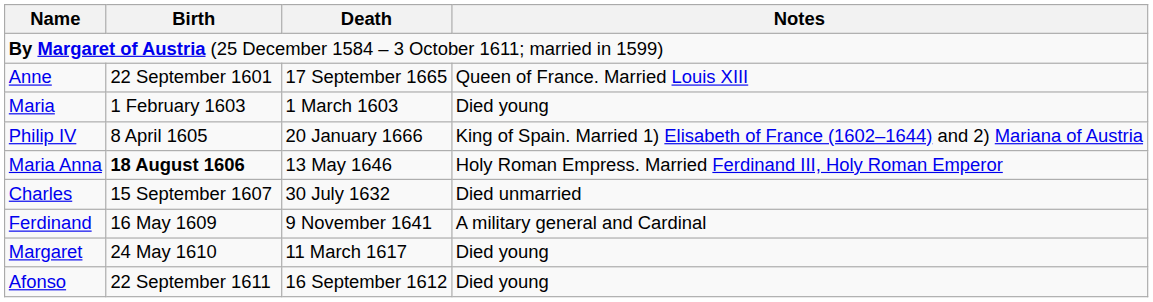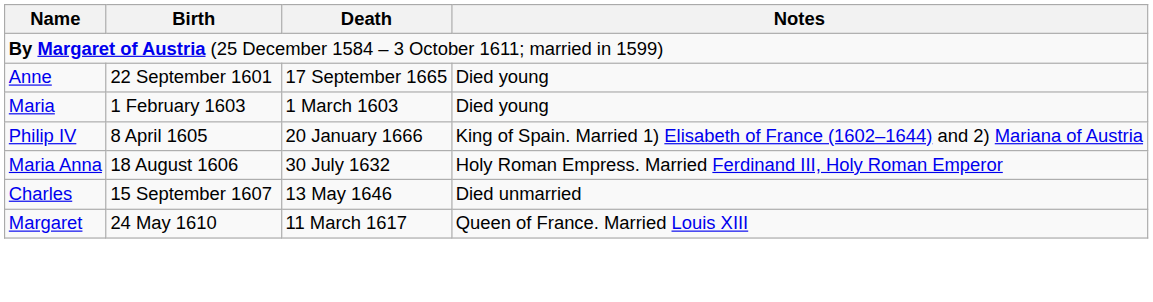(602, 77) Queen of France. Married Louis XIII -> (502, 77) Died young
(178, 164) bold -> (174, 164) normal
(339, 164) 13 May 1646 -> (338, 164) 30 July 1632
(338, 194) 30 July 1632 -> (339, 194) 13 May 1646
- row: (50, 223)
(502, 252) Died young -> (602, 223) Queen of France. Married Louis XIII
- row: (37, 281)
